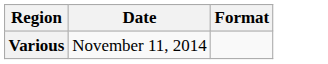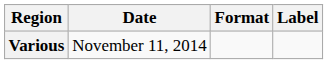+ column: (298, 17)
